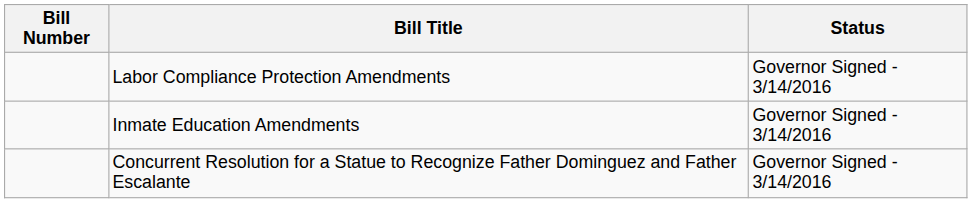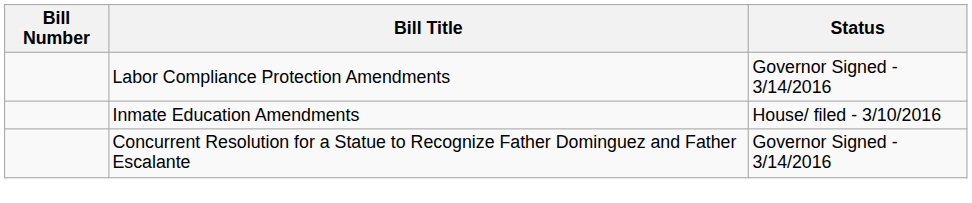(825, 124) Governor Signed - 3/14/2016 -> (847, 114) House/ filed - 3/10/2016
